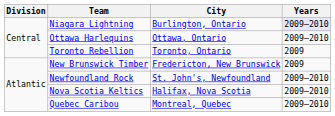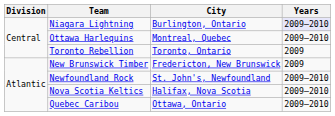(189, 38) Ottawa, Ontario -> (192, 38) Montreal, Quebec
(192, 104) Montreal, Quebec -> (189, 104) Ottawa, Ontario
